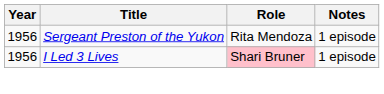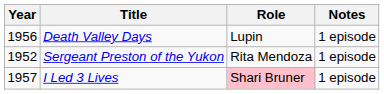+ row: (98, 36)
(22, 36) 1956 -> (22, 57) 1952
(22, 57) 1956 -> (22, 78) 1957
